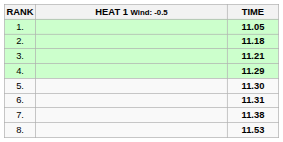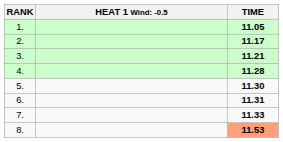(253, 42) 11.18 -> (253, 42) 11.17
(253, 71) 11.29 -> (253, 71) 11.28
(253, 116) 11.38 -> (253, 116) 11.33
(253, 130) no background -> (253, 130) lightsalmon background
